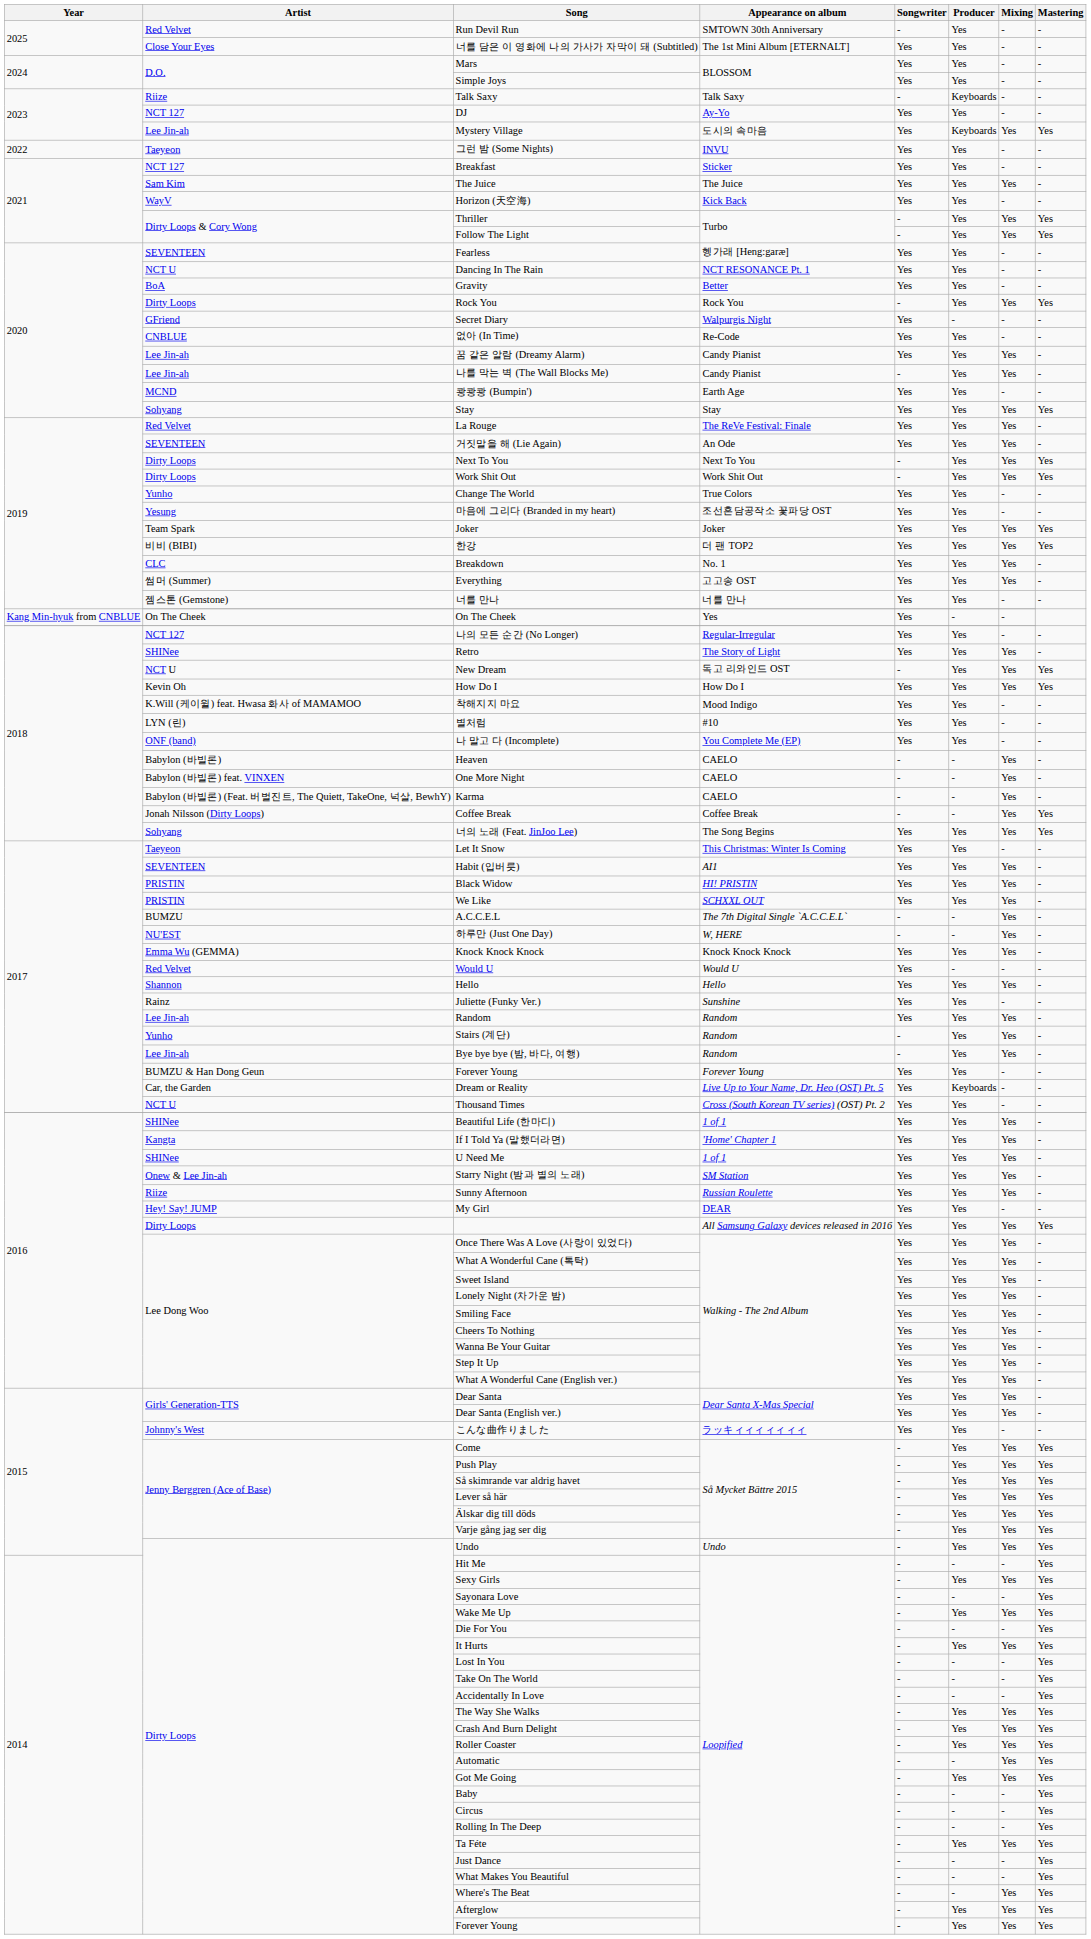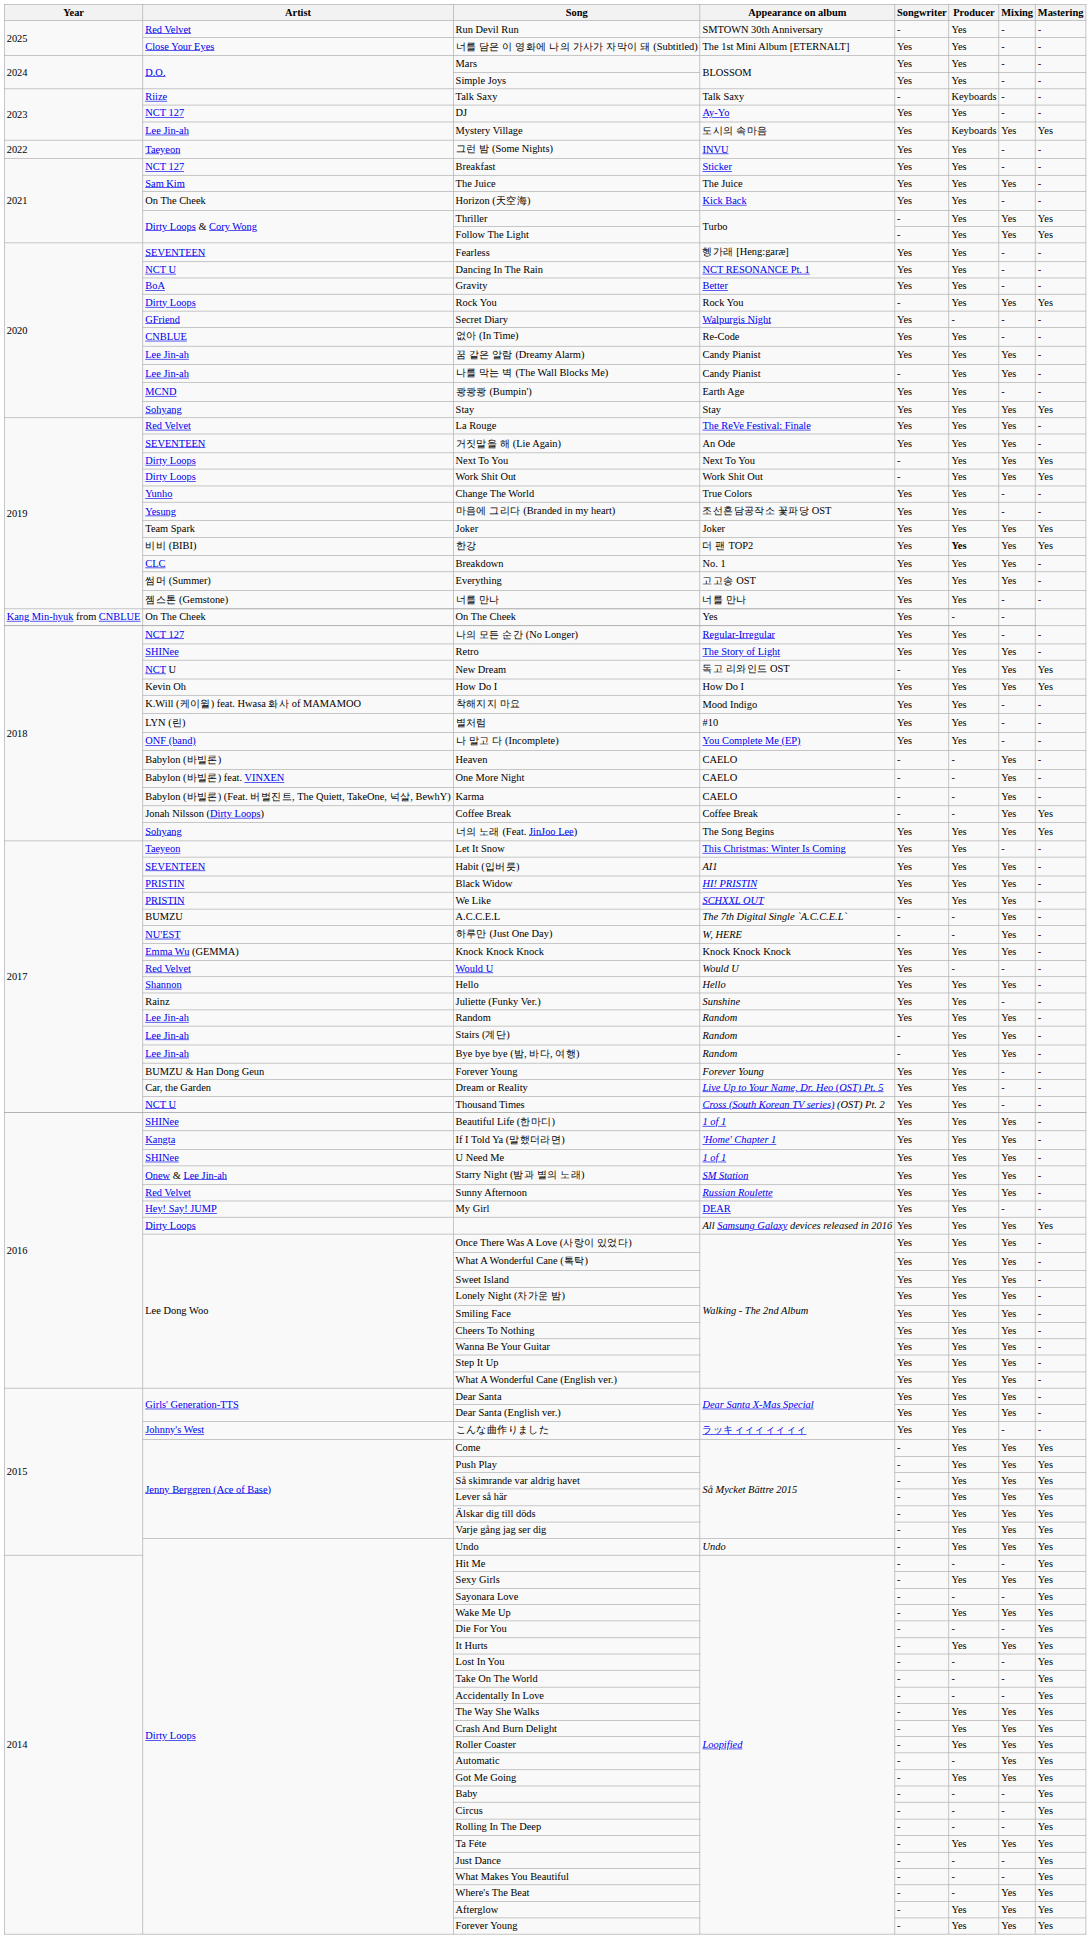(158, 201) WayV -> (175, 201) On The Cheek
(959, 546) normal -> (959, 546) bold
(159, 1035) Yunho -> (167, 1035) Lee Jin-ah
(974, 1088) Keyboards -> (959, 1088) Yes
(156, 1192) Riize -> (168, 1192) Red Velvet
